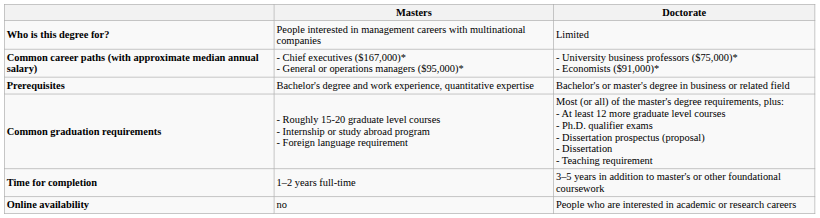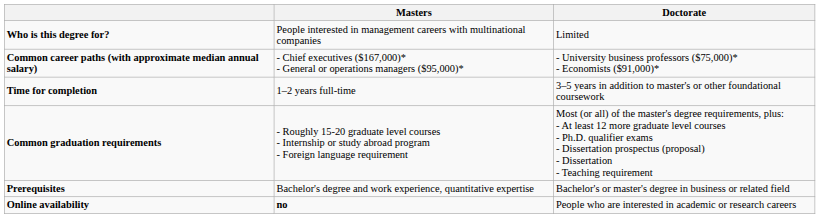rows swapped: (52, 182) <-> (36, 85)
(282, 205) normal -> (282, 205) bold
